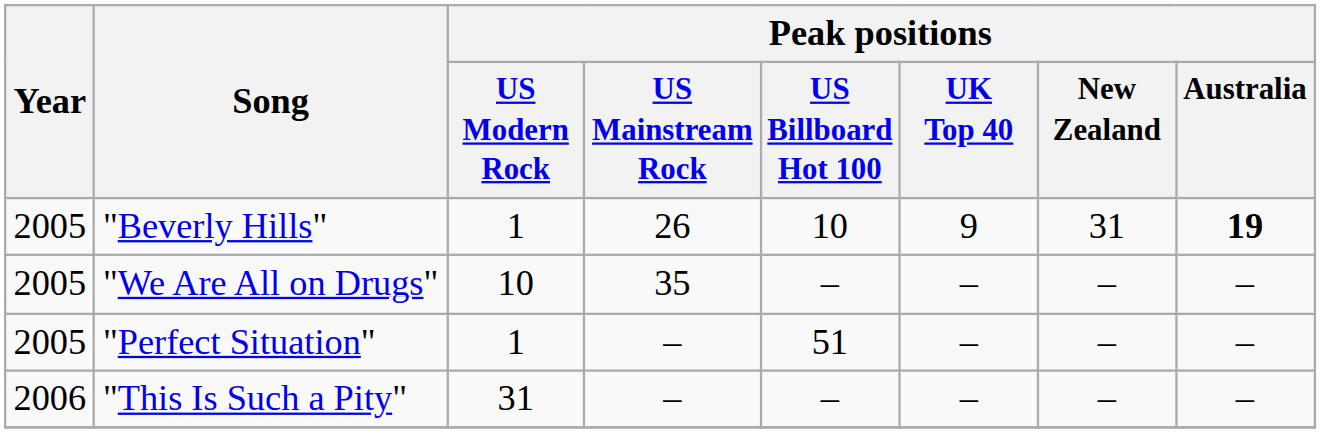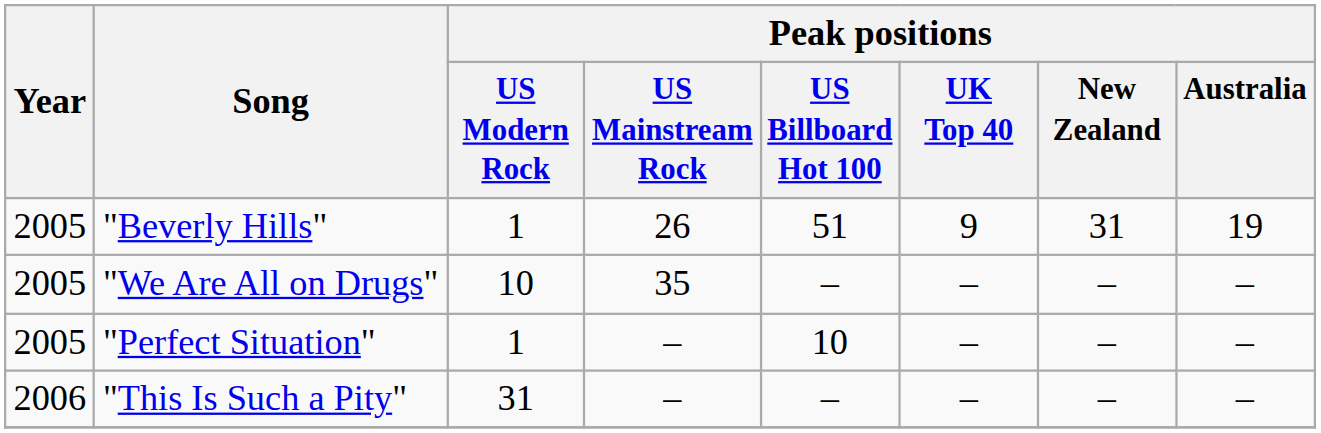(830, 225) 10 -> (830, 225) 51
(1245, 225) bold -> (1245, 225) normal
(830, 341) 51 -> (830, 341) 10
